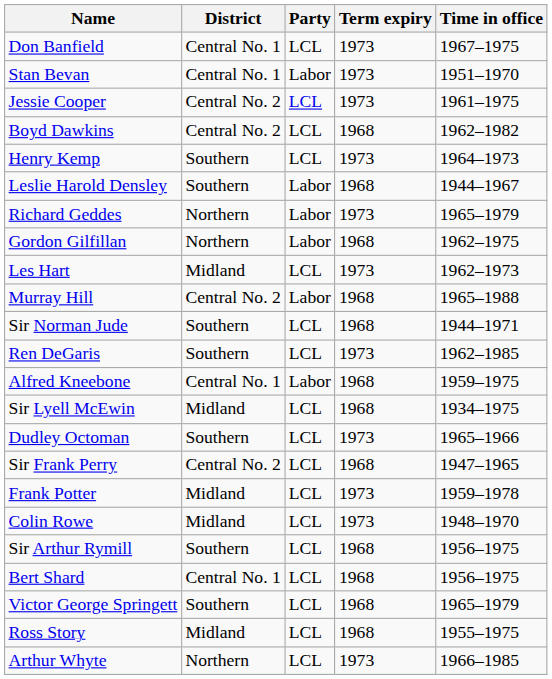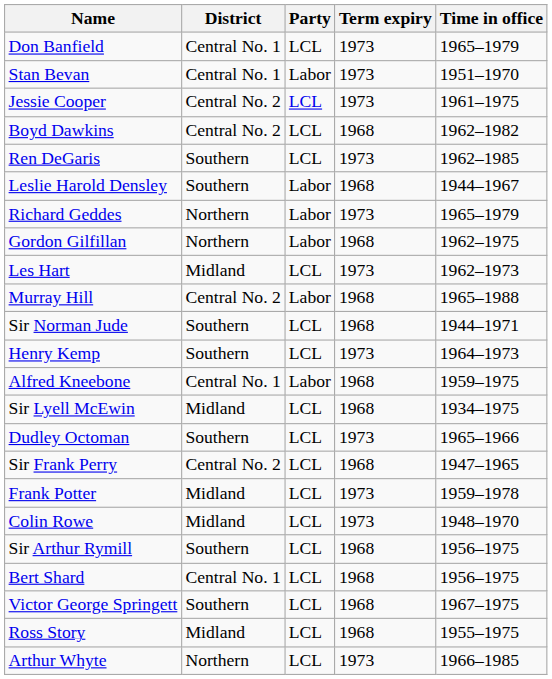(479, 46) 1967–1975 -> (479, 46) 1965–1979
rows swapped: (54, 353) <-> (54, 158)
(479, 604) 1965–1979 -> (479, 604) 1967–1975
